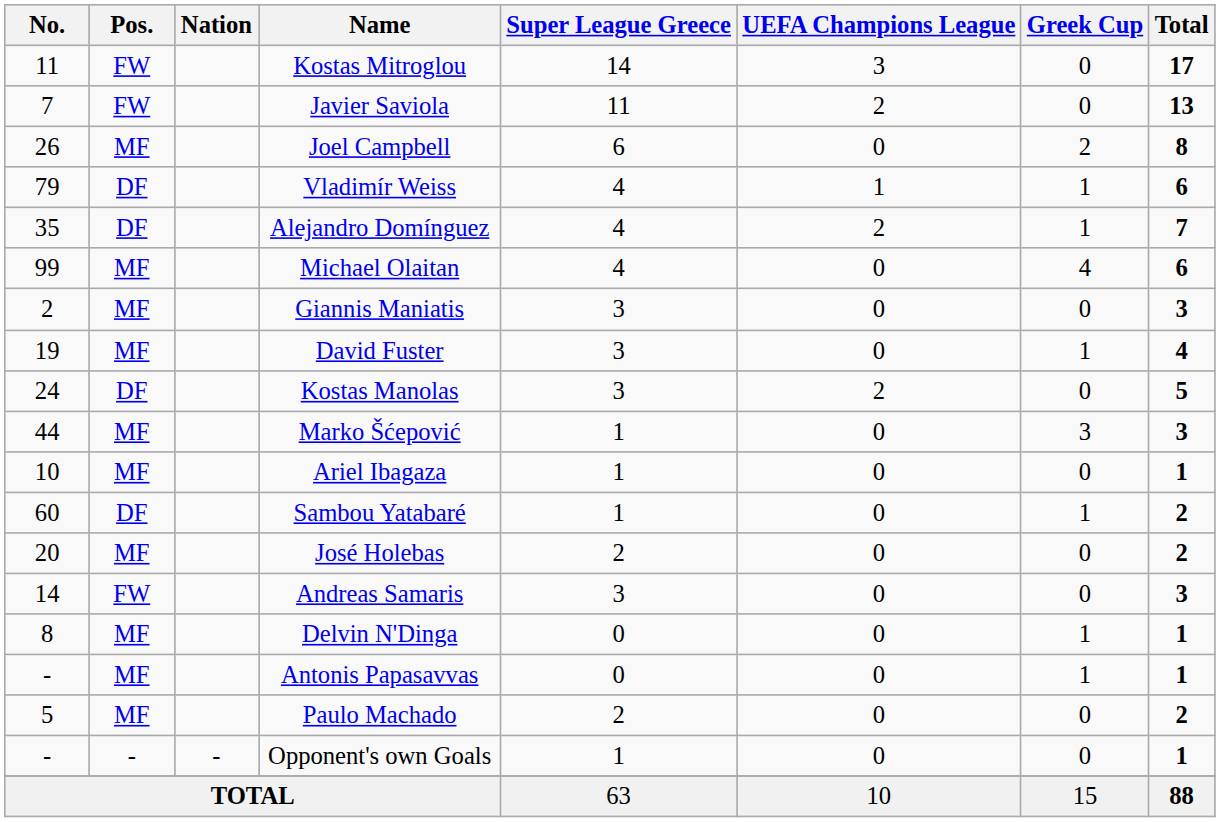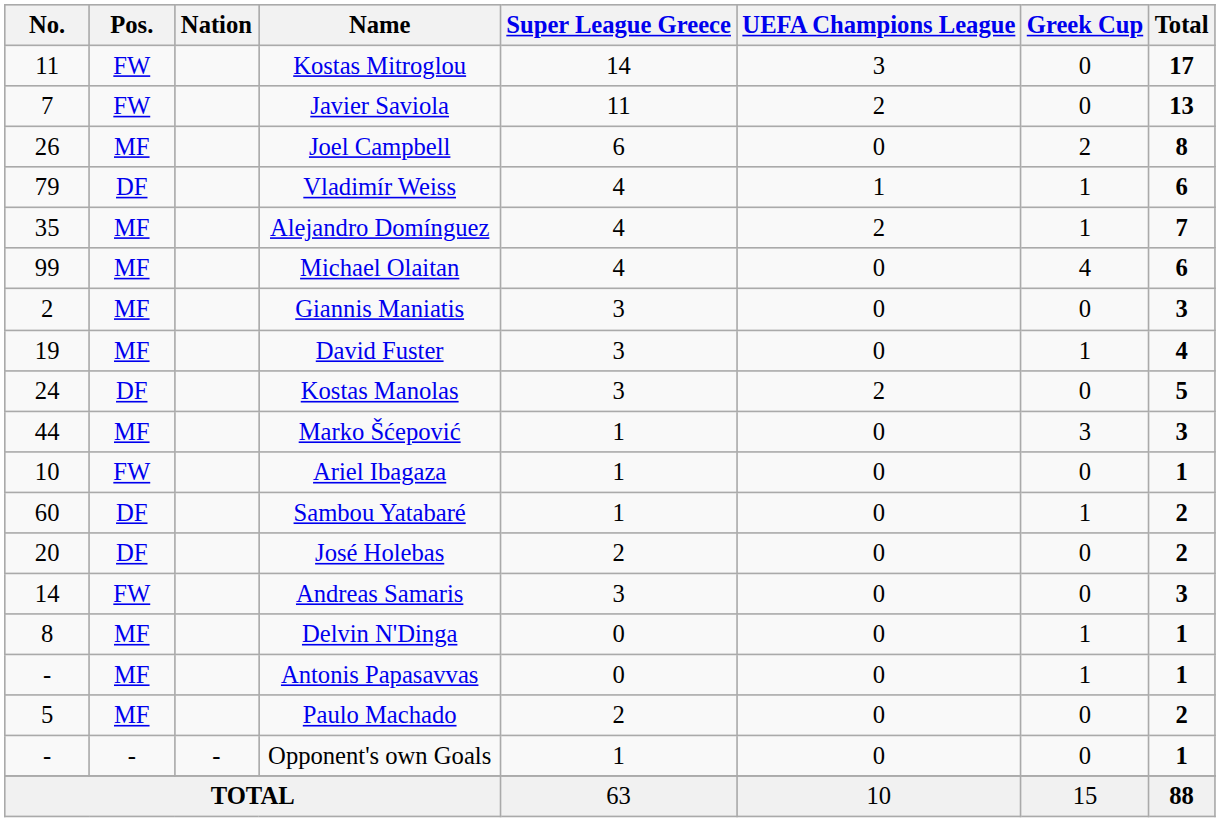(132, 227) DF -> (132, 227) MF
(132, 471) MF -> (132, 471) FW
(132, 552) MF -> (132, 552) DF
